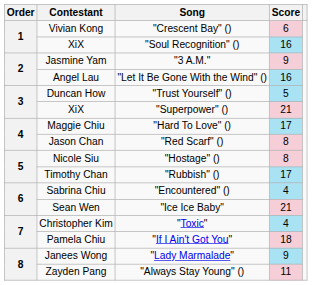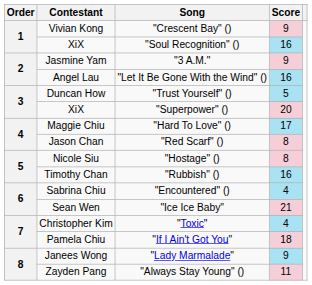(286, 28) 6 -> (286, 28) 9
(286, 110) 21 -> (286, 110) 20
(286, 175) 17 -> (286, 175) 16
